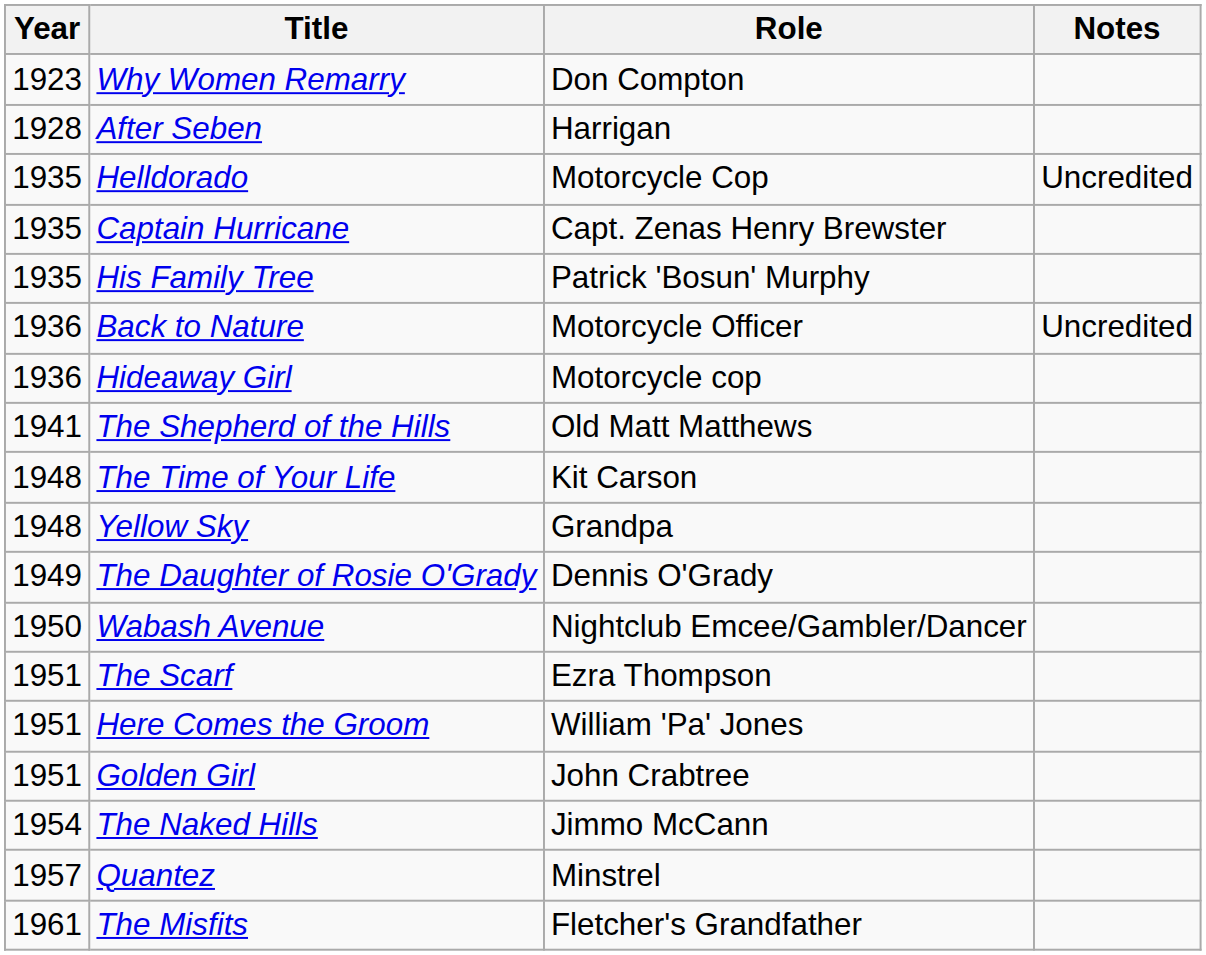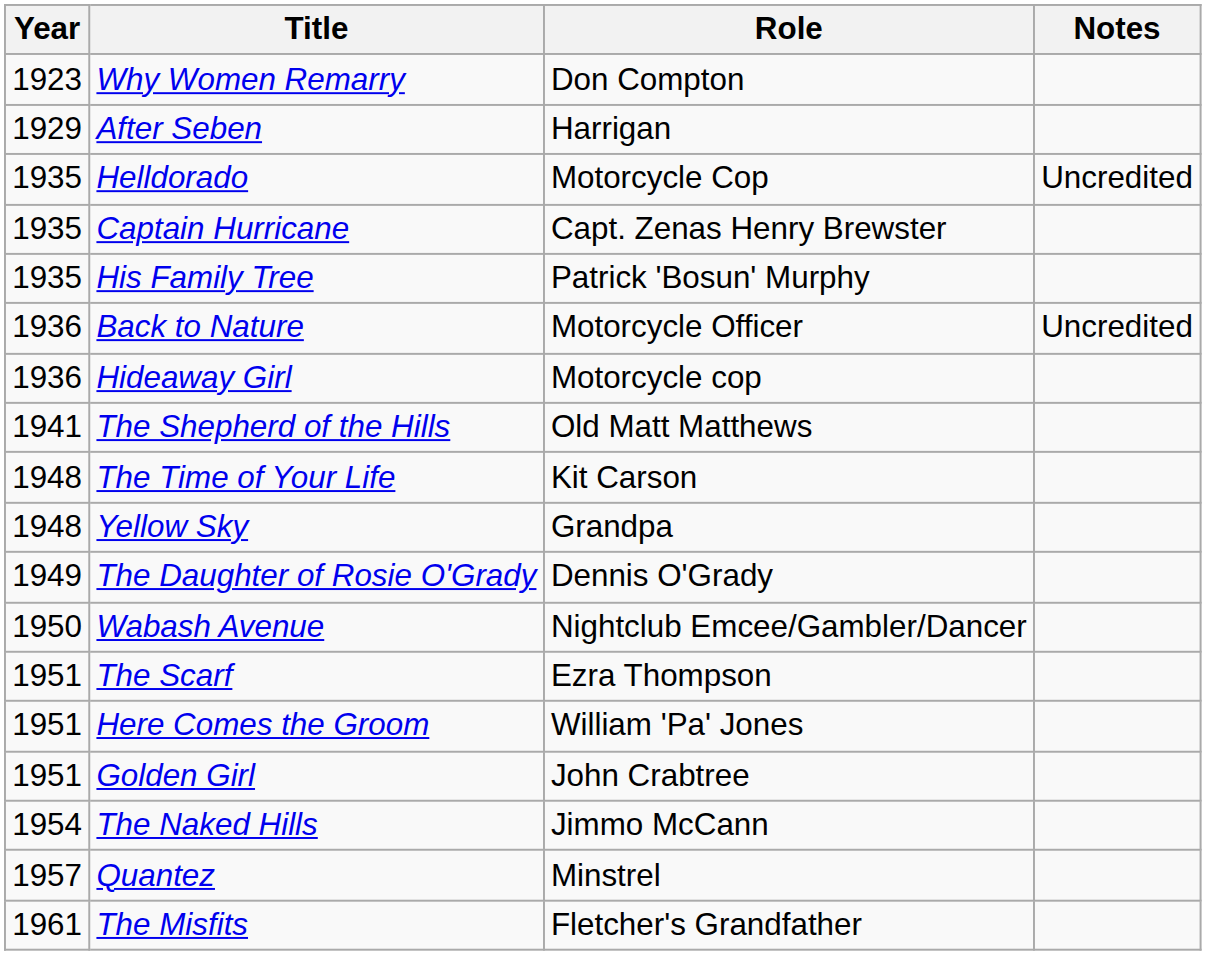(47, 128) 1928 -> (47, 128) 1929
